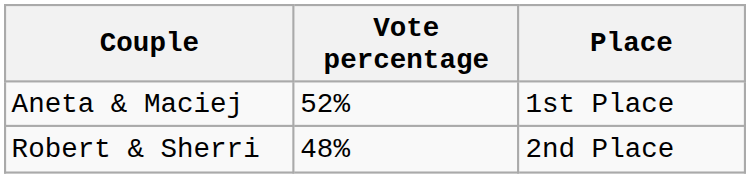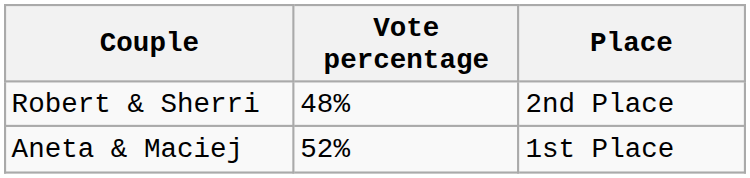rows swapped: (127, 104) <-> (136, 149)
